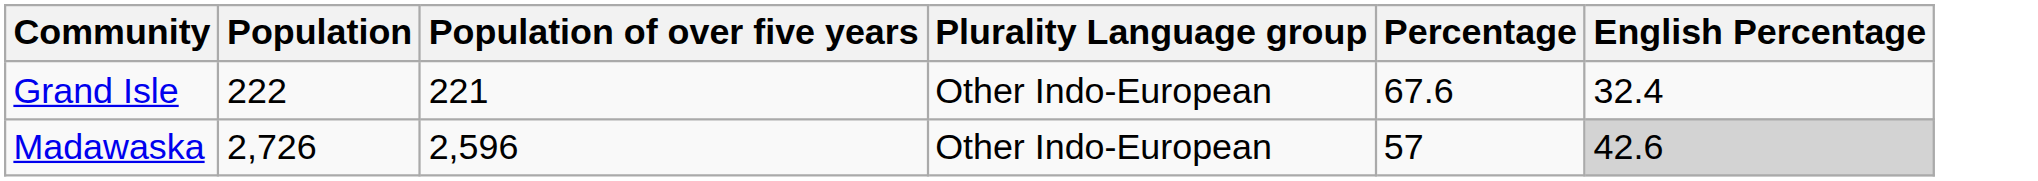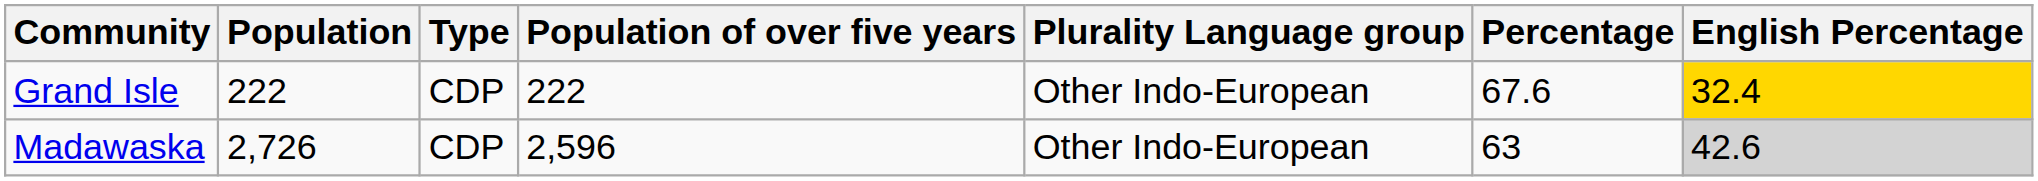+ column: (469, 32)
(459, 89) 221 -> (556, 89) 222
(1628, 89) no background -> (1726, 89) gold background
(1404, 146) 57 -> (1501, 146) 63
